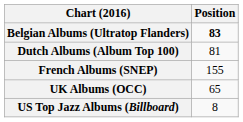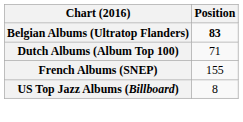(215, 51) 81 -> (215, 51) 71
- row: (98, 88)
